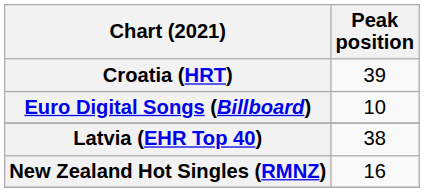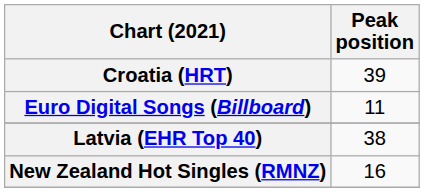(375, 107) 10 -> (375, 107) 11
